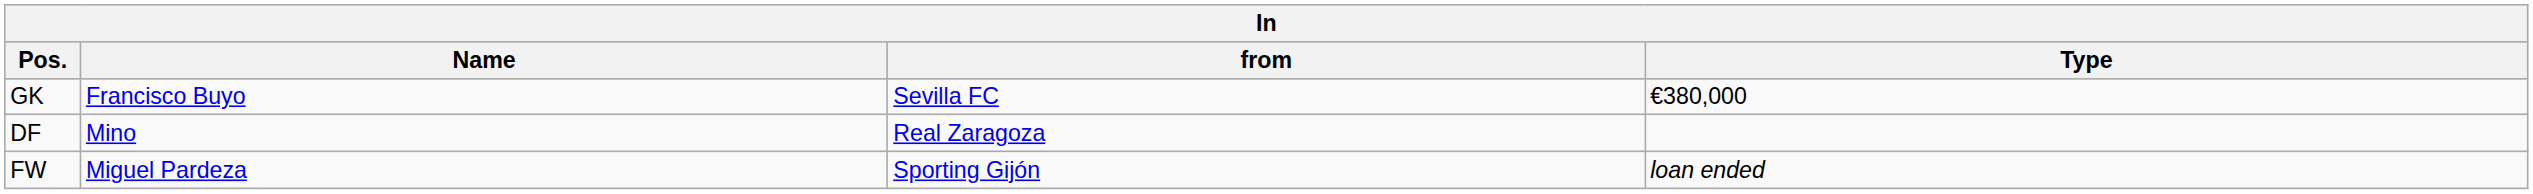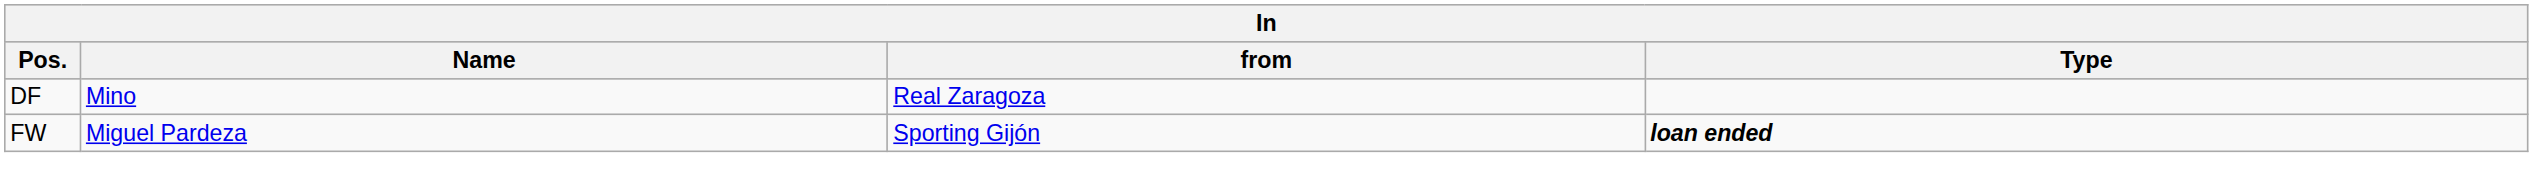- row: (27, 97)
(1708, 170) normal -> (1711, 133) bold
